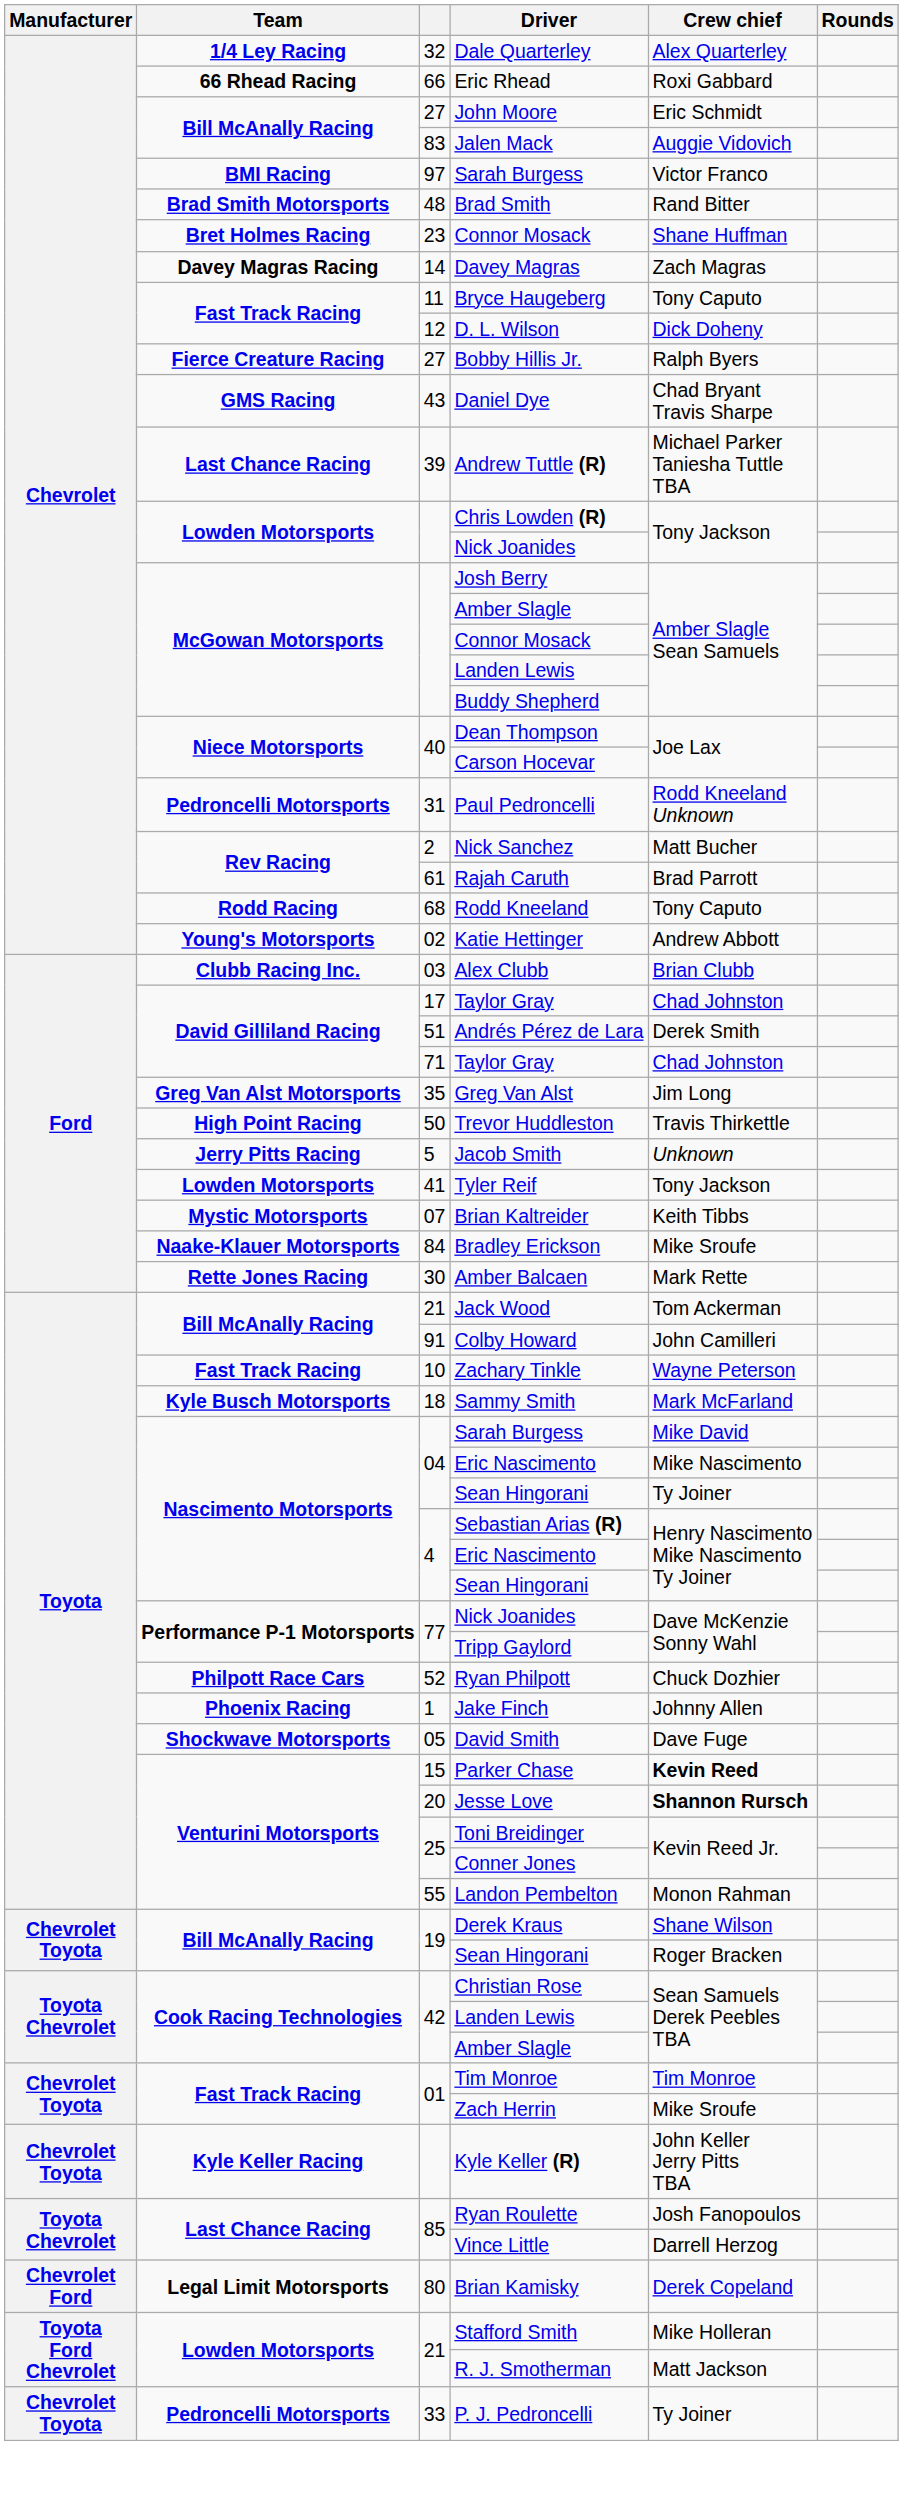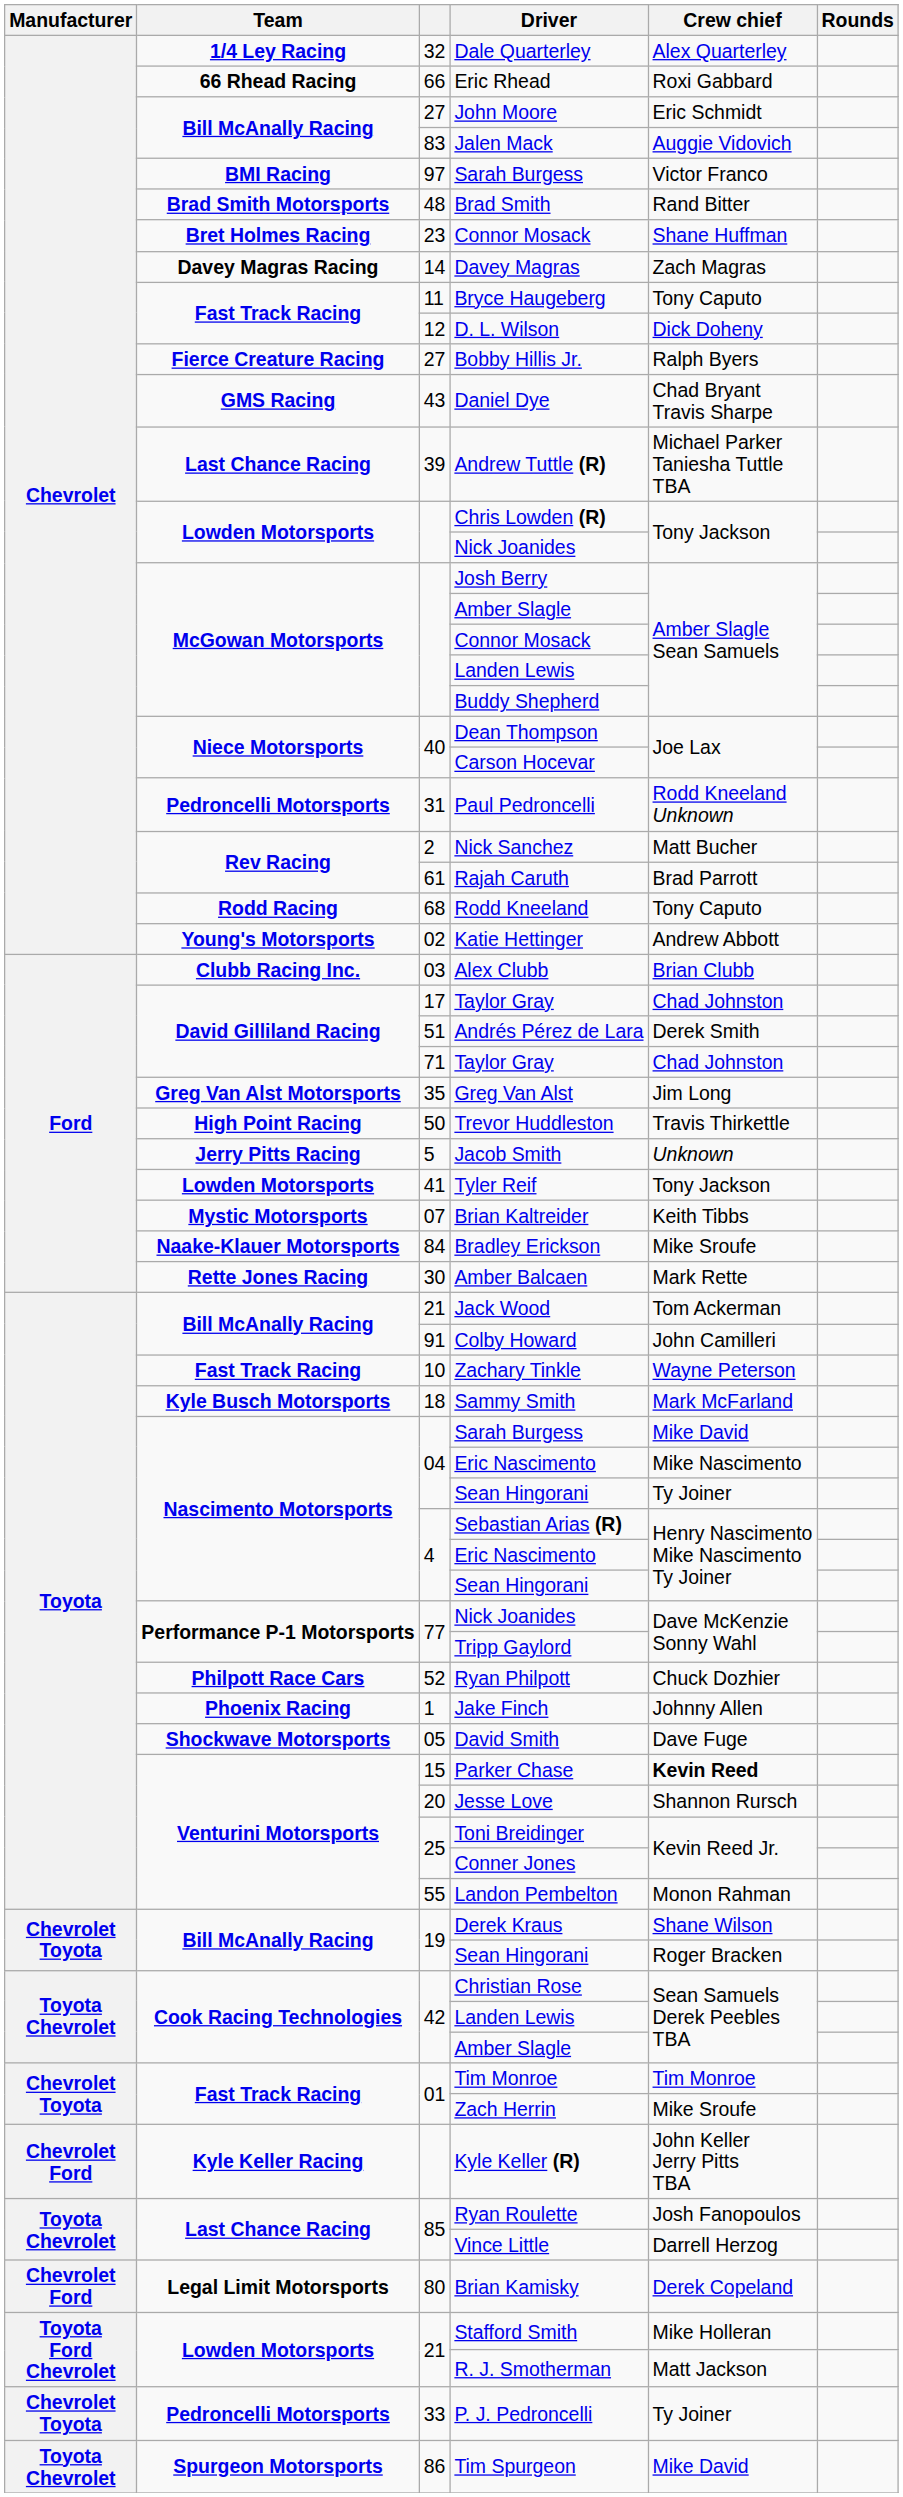(730, 1801) bold -> (725, 1801) normal
(71, 2162) Chevrolet Toyota -> (71, 2162) Chevrolet Ford
+ row: (435, 2466)
